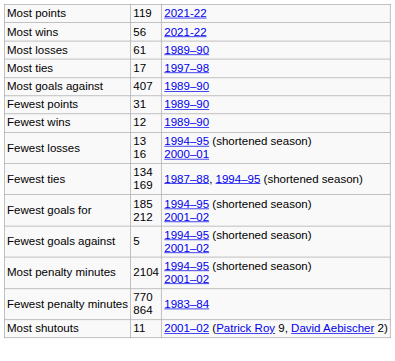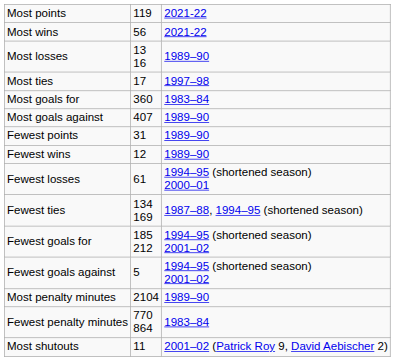(140, 50) 61 -> (140, 56) 13 16
+ row: (43, 99)
(140, 148) 13 16 -> (140, 179) 61
(238, 272) 1994–95 (shortened season) 2001–02 -> (187, 297) 1989–90
